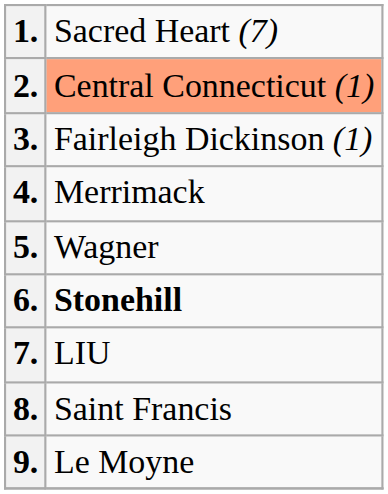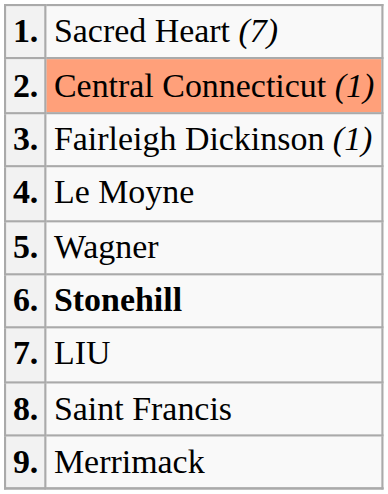(129, 192) Merrimack -> (124, 192) Le Moyne
(124, 461) Le Moyne -> (129, 461) Merrimack
